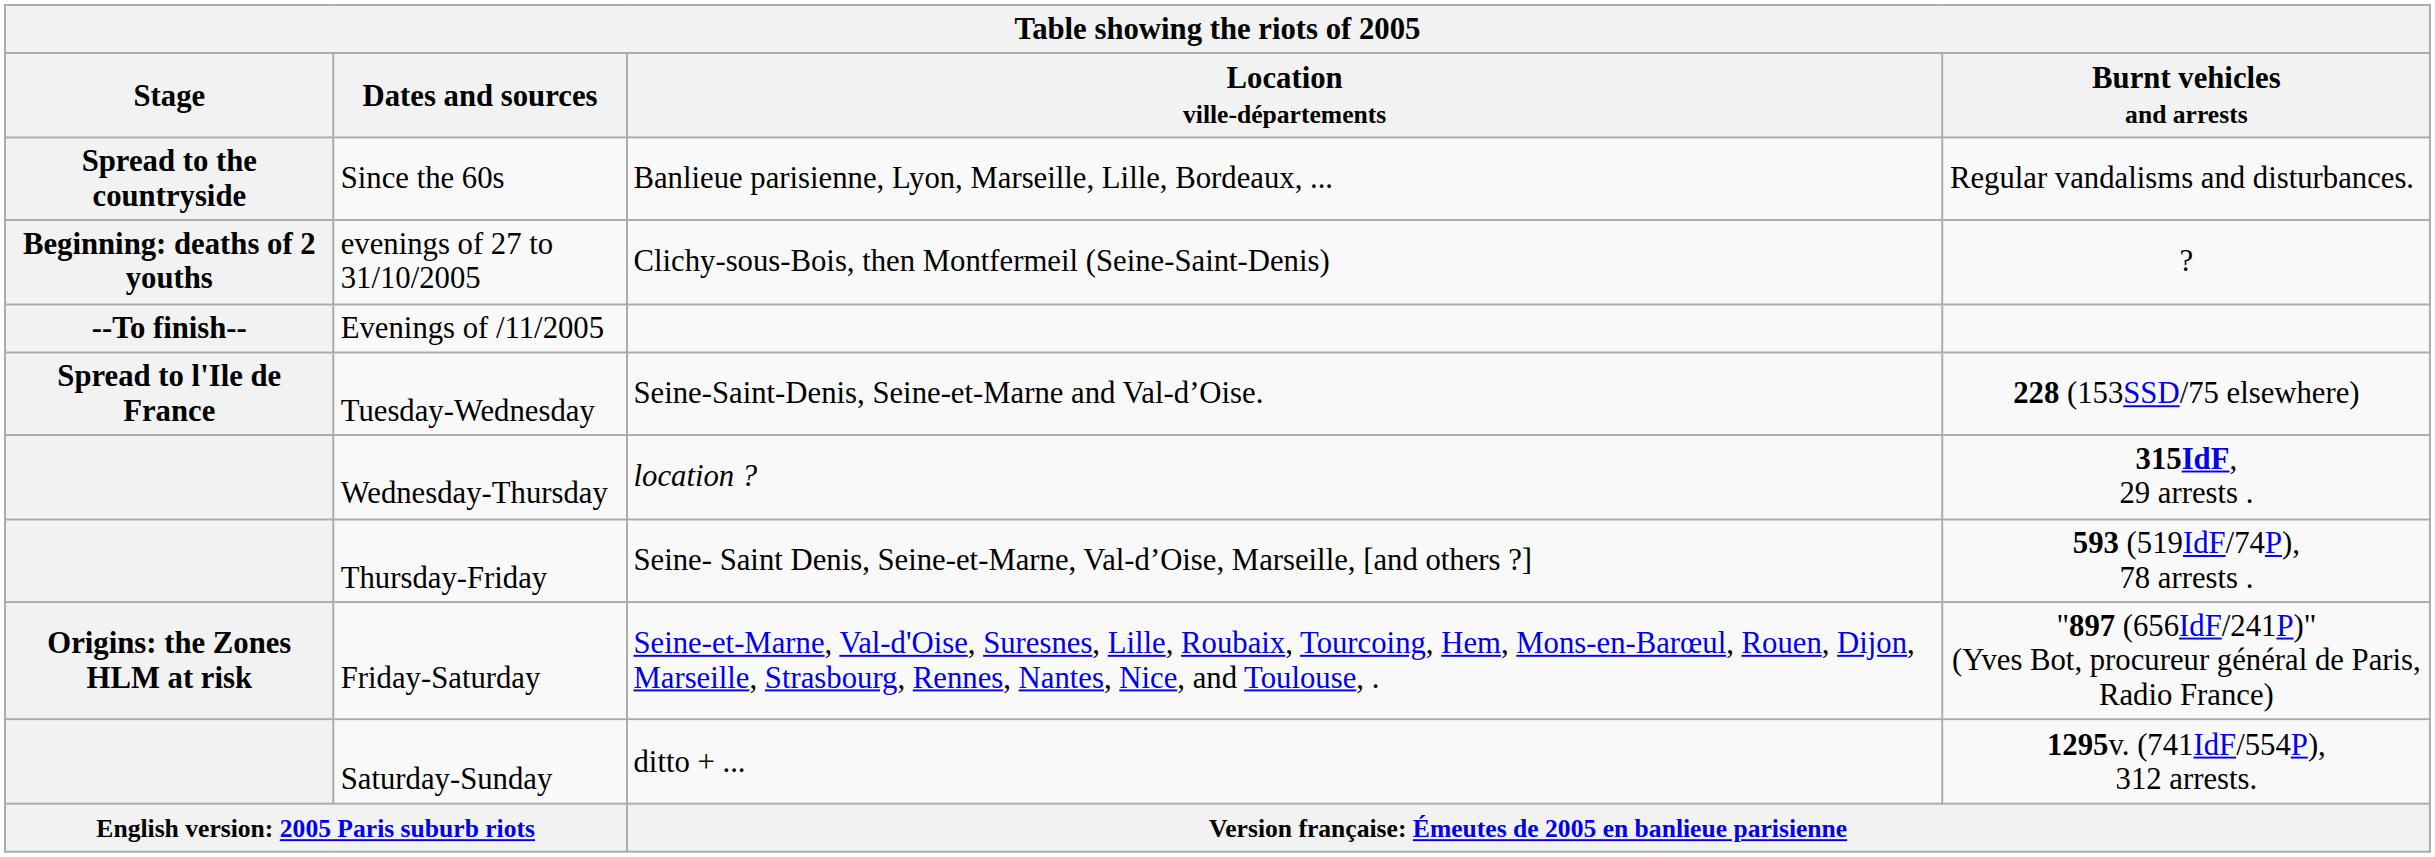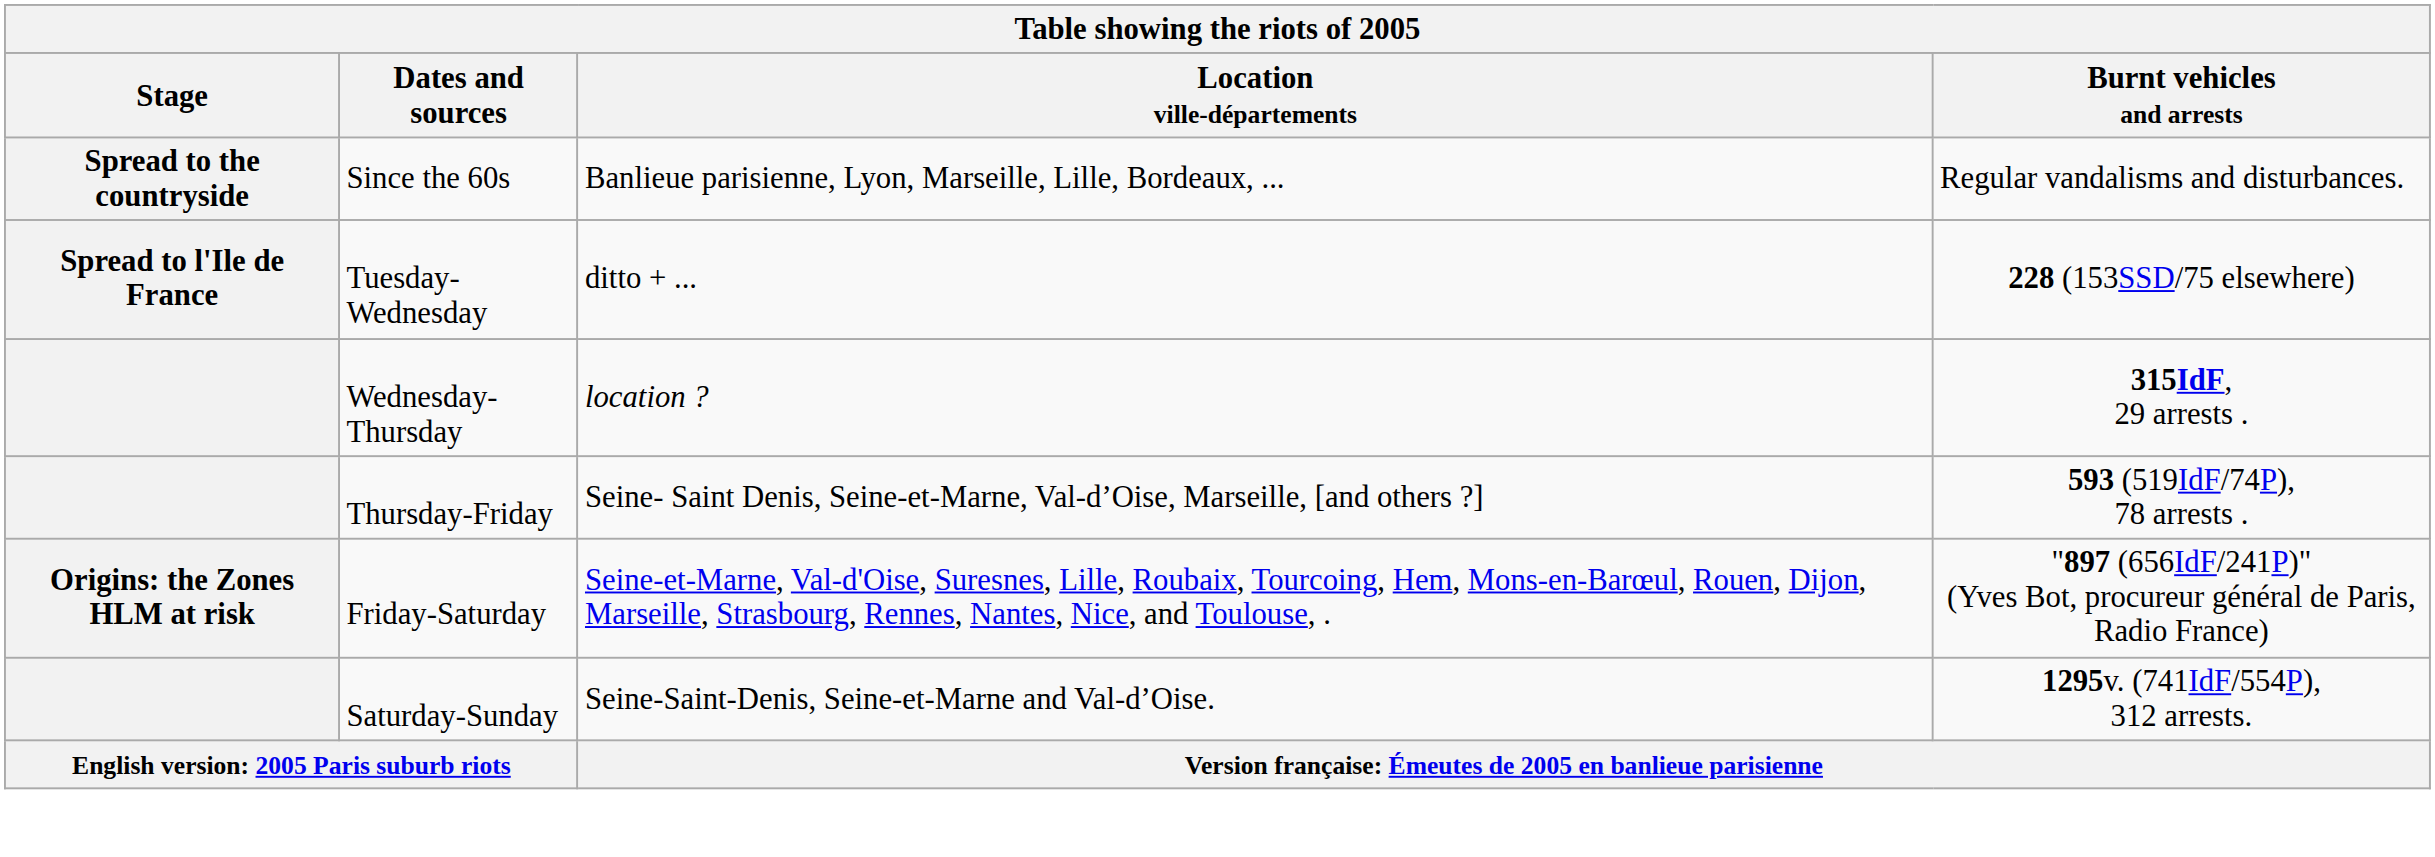- row: (447, 261)
- row: (472, 327)
(948, 393) Seine-Saint-Denis, Seine-et-Marne and Val-d’Oise. -> (641, 278) ditto + ...
(690, 761) ditto + ... -> (900, 698) Seine-Saint-Denis, Seine-et-Marne and Val-d’Oise.
